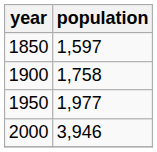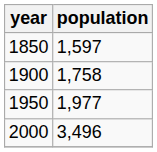(79, 132) 3,946 -> (79, 132) 3,496
